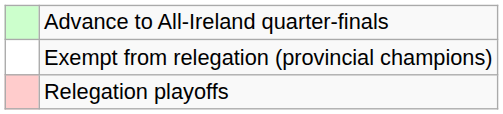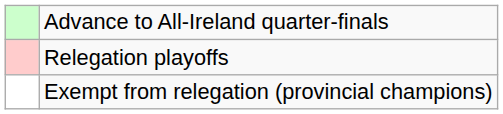rows swapped: (136, 91) <-> (268, 57)
